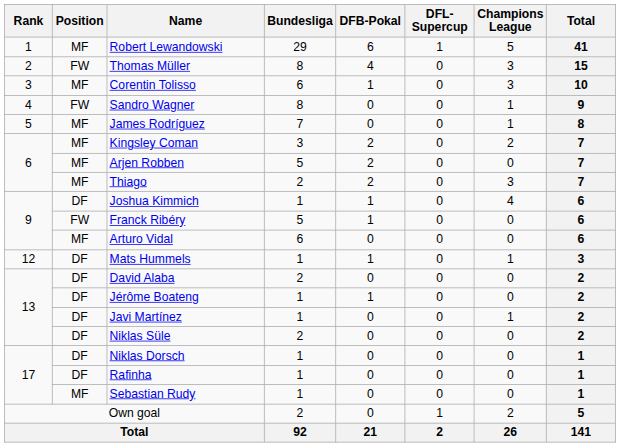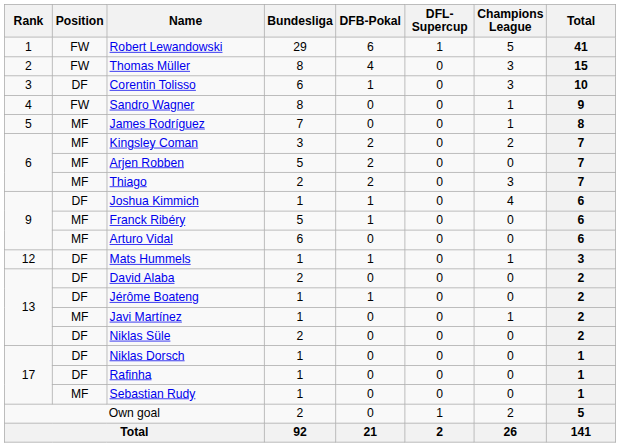(80, 47) MF -> (80, 47) FW
(80, 85) MF -> (80, 85) DF
(80, 220) FW -> (80, 220) MF
(80, 317) DF -> (80, 317) MF
